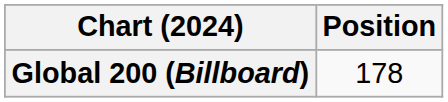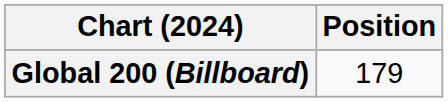(379, 73) 178 -> (379, 73) 179
